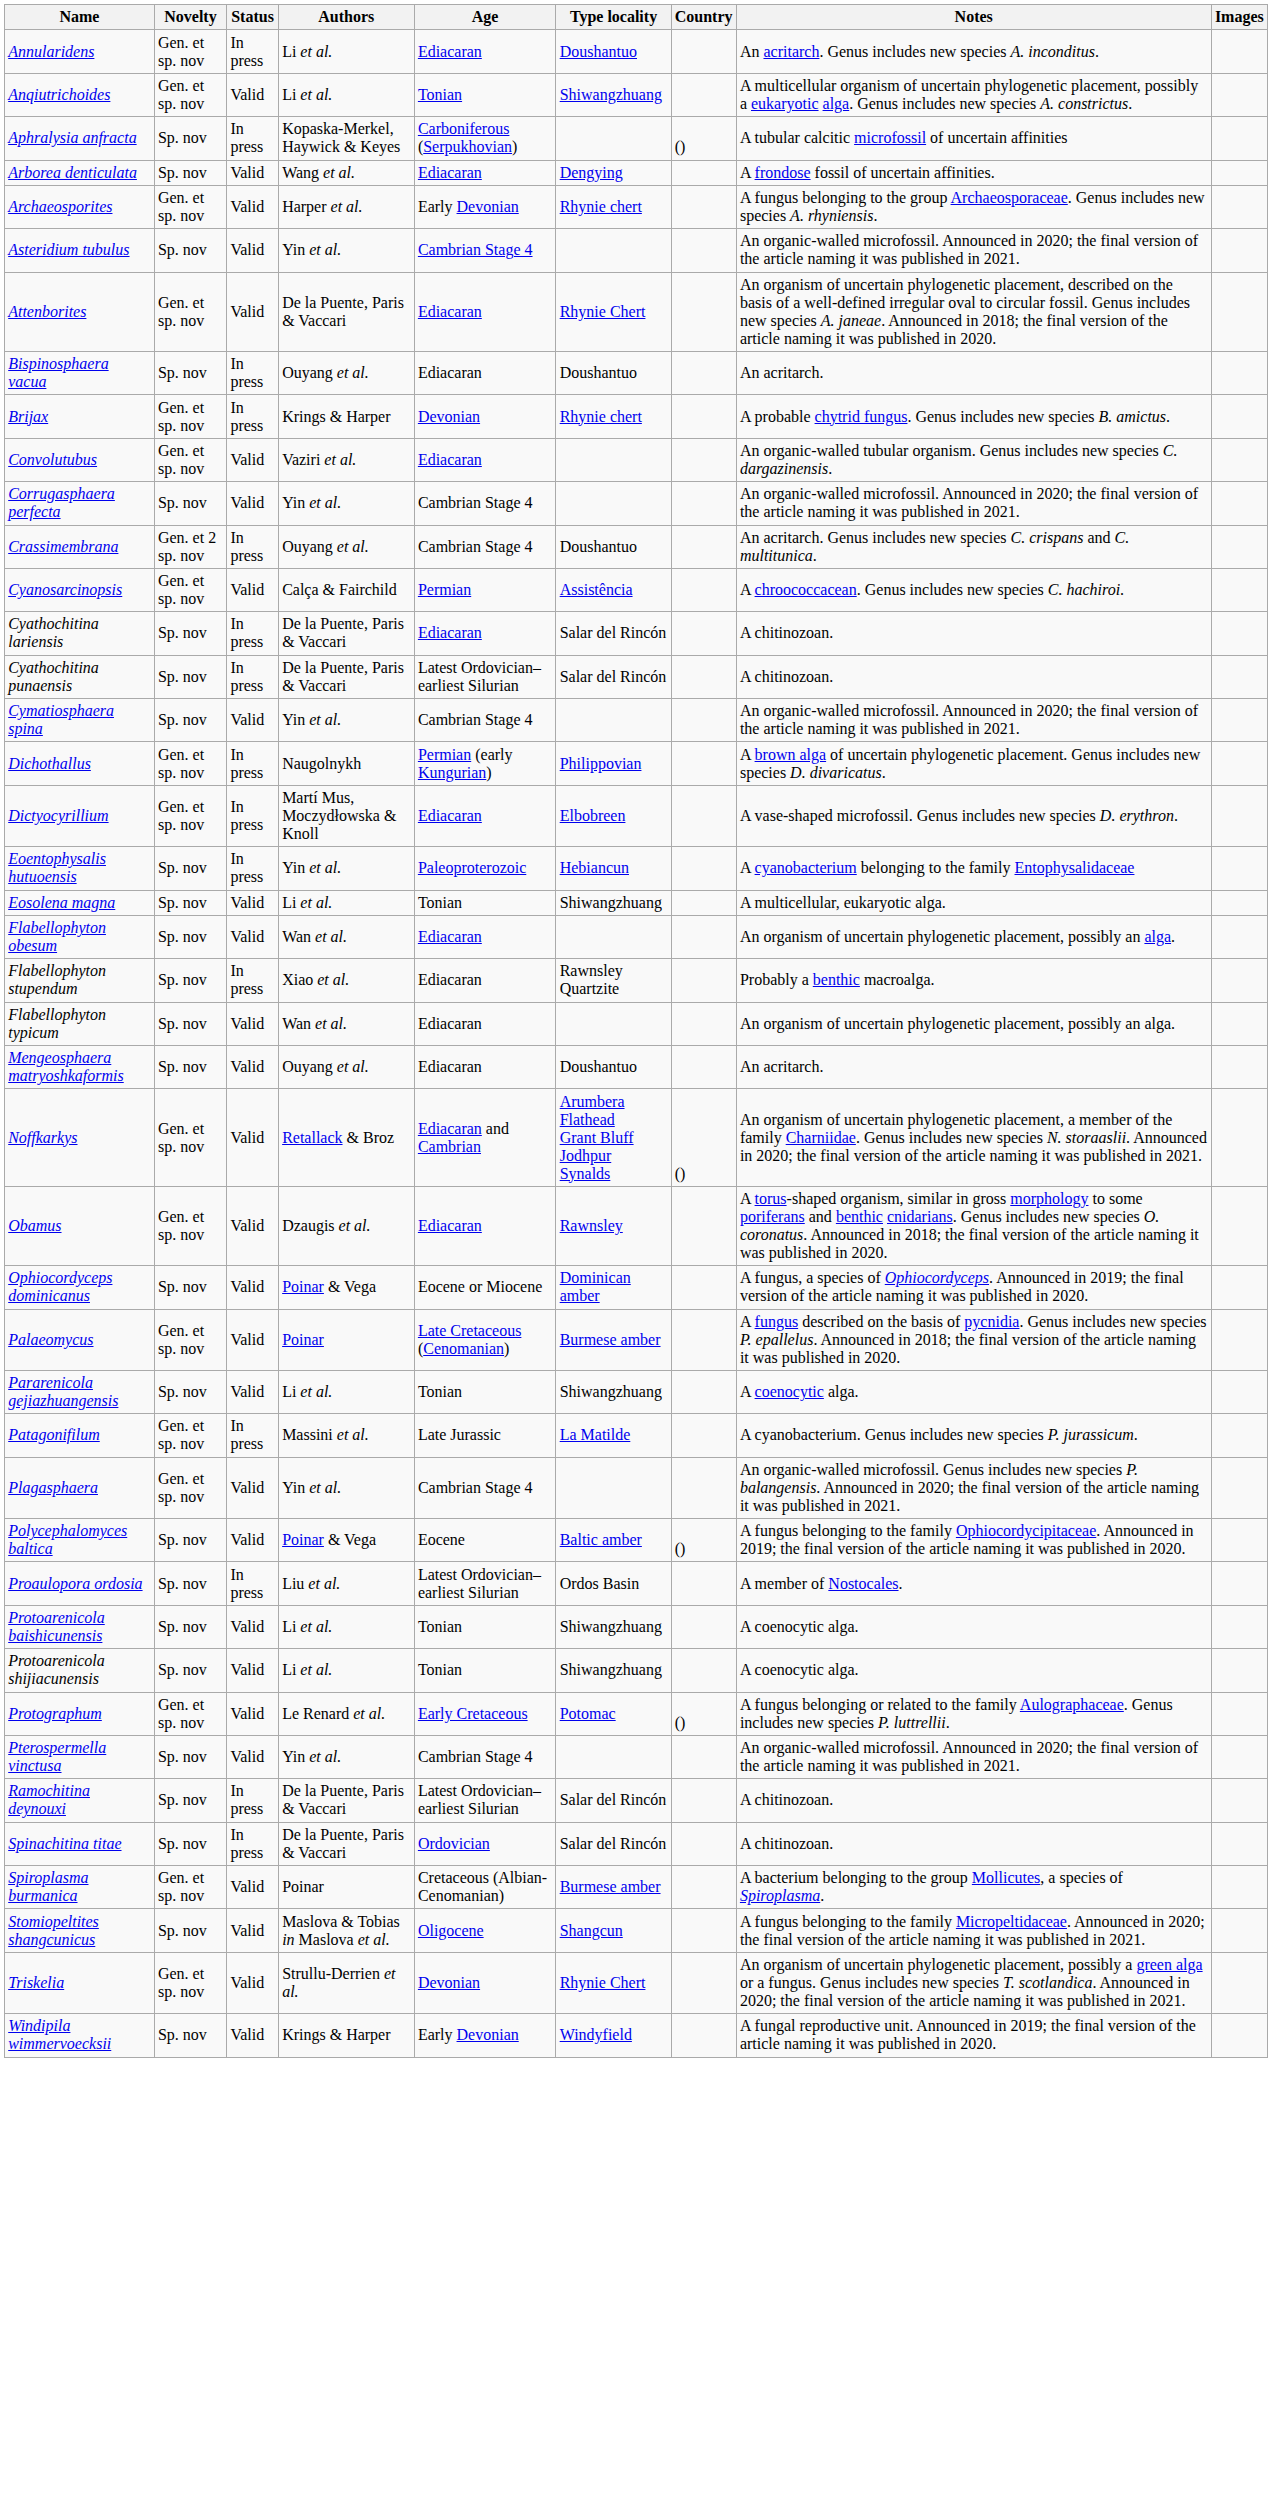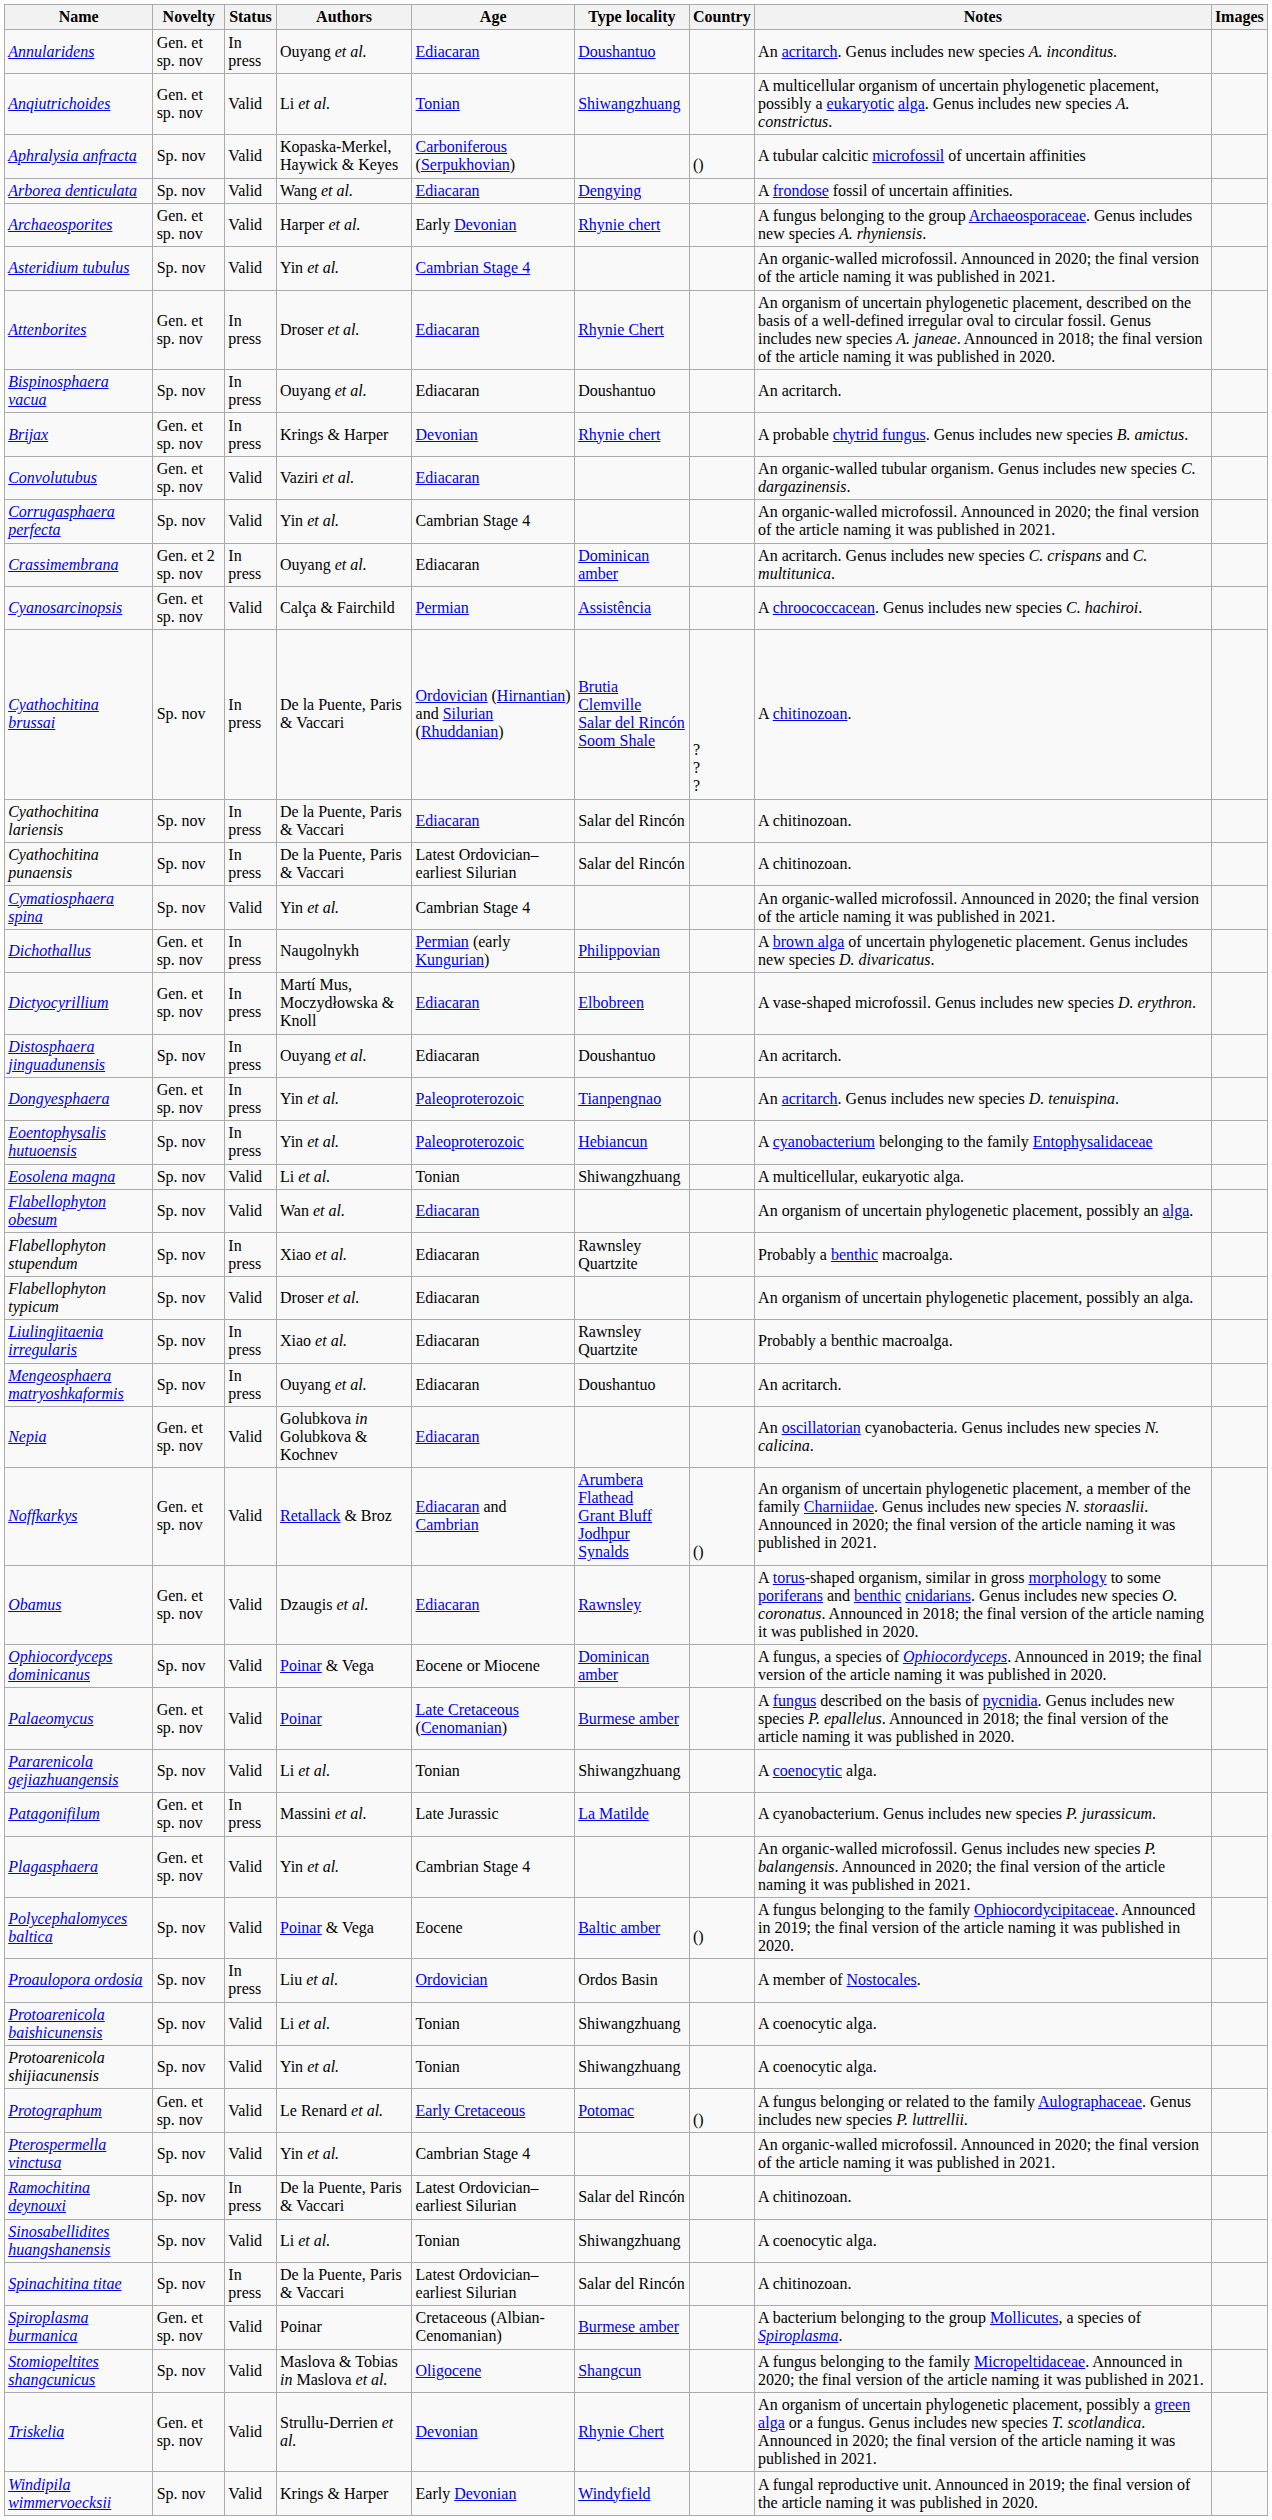(307, 51) Li et al. -> (323, 51) Ouyang et al.
(247, 138) In press -> (245, 156) Valid
(247, 311) Valid -> (245, 329) In press
(343, 311) De la Puente, Paris & Vaccari -> (320, 329) Droser et al.
(475, 546) Cambrian Stage 4 -> (448, 564) Ediacaran
(598, 546) Doushantuo -> (614, 564) Dominican amber
+ row: (54, 714)
+ row: (57, 1055)
+ row: (59, 1099)
(315, 1023) Wan et al. -> (320, 1297) Droser et al.
+ row: (56, 1341)
(247, 1067) Valid -> (245, 1384) In press
+ row: (27, 1437)
(479, 1583) Latest Ordovician–earliest Silurian -> (452, 1980) Ordovician
(307, 1670) Li et al. -> (310, 2067) Yin et al.
+ row: (59, 2240)
(454, 1843) Ordovician -> (477, 2284) Latest Ordovician–earliest Silurian
